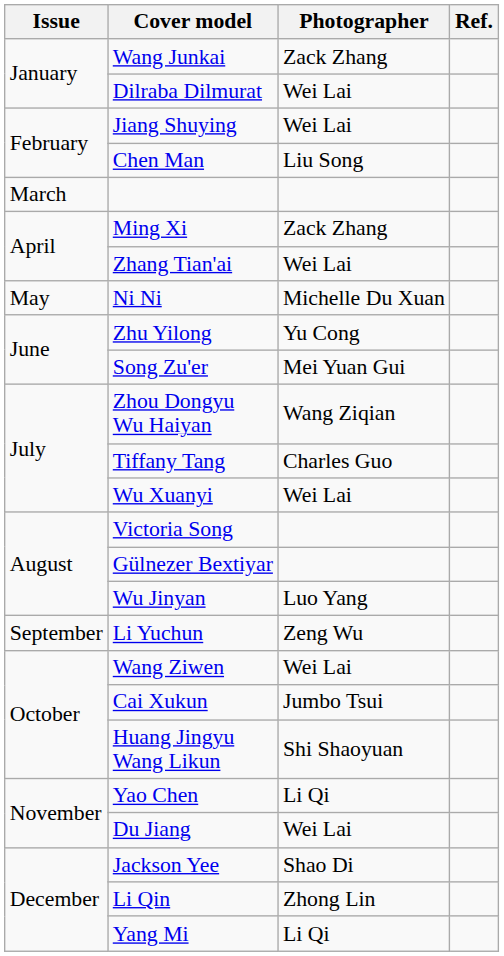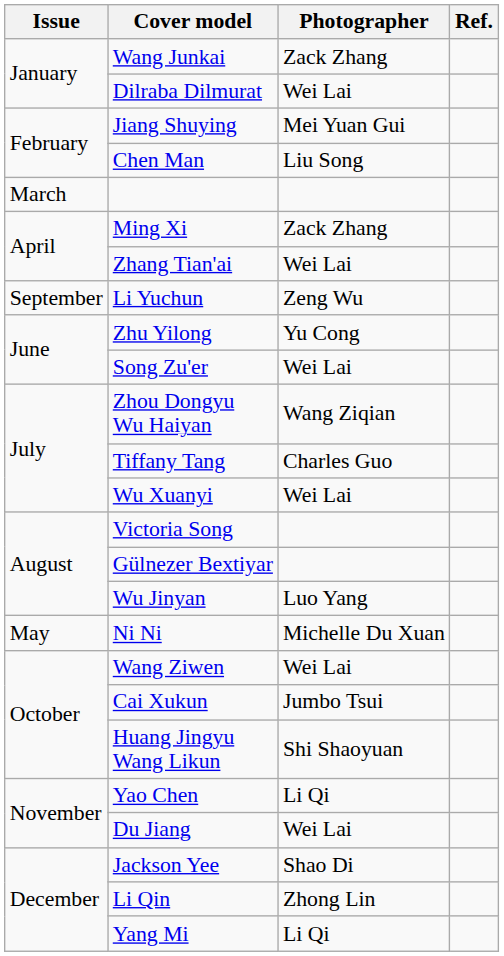(317, 125) Wei Lai -> (344, 125) Mei Yuan Gui
rows swapped: (137, 297) <-> (158, 632)
(344, 366) Mei Yuan Gui -> (317, 366) Wei Lai
